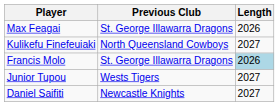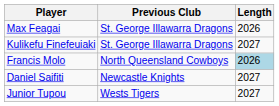(164, 45) North Queensland Cowboys -> (167, 45) St. George Illawarra Dragons
(167, 61) St. George Illawarra Dragons -> (164, 61) North Queensland Cowboys
rows swapped: (35, 93) <-> (36, 77)
